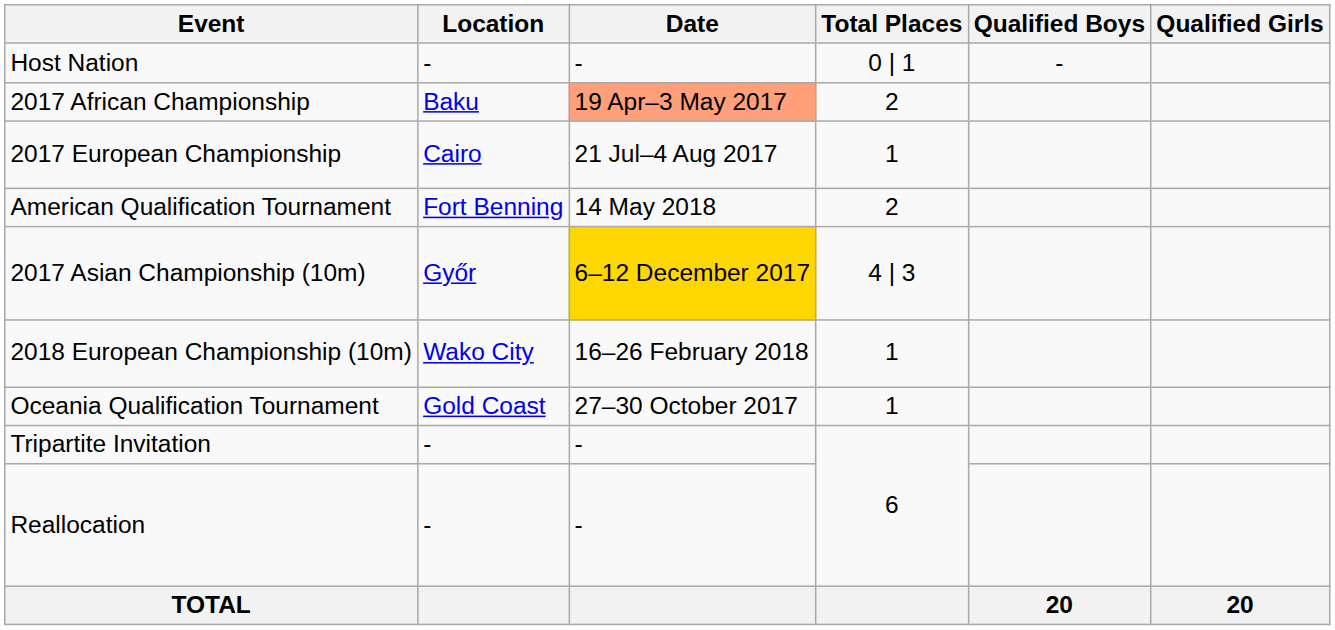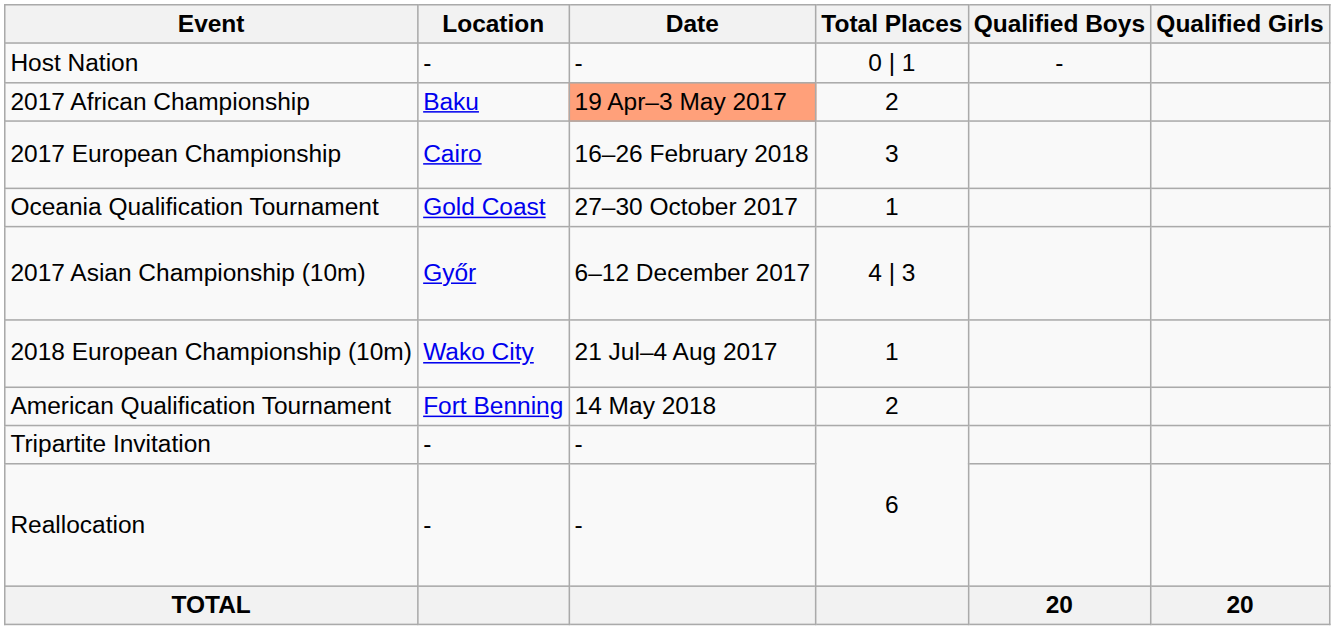(676, 154) 21 Jul–4 Aug 2017 -> (692, 154) 16–26 February 2018
(892, 154) 1 -> (892, 154) 3
rows swapped: (195, 405) <-> (201, 206)
(692, 273) gold background -> (692, 273) no background
(692, 353) 16–26 February 2018 -> (676, 353) 21 Jul–4 Aug 2017
